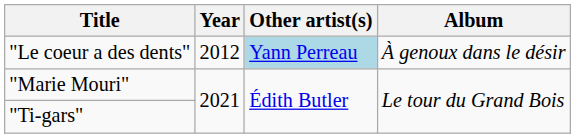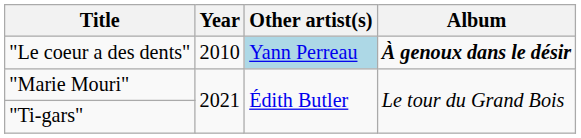(220, 52) 2012 -> (220, 52) 2010
(474, 52) normal -> (477, 52) bold
